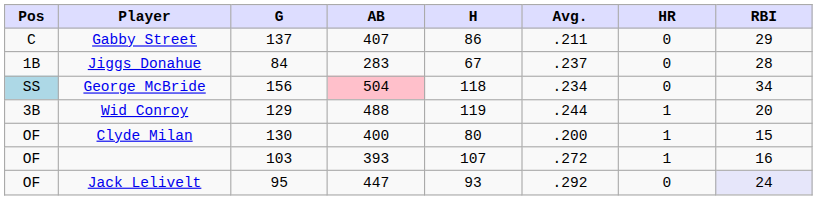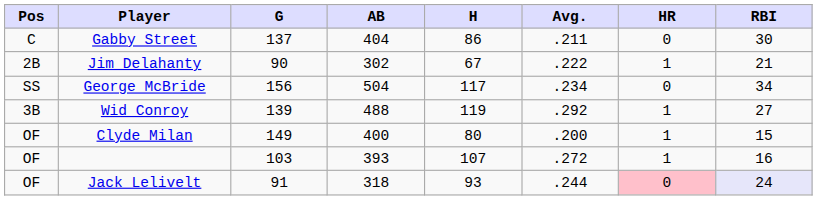(376, 40) 407 -> (376, 40) 404
(764, 40) 29 -> (764, 40) 30
- row: (145, 64)
+ row: (145, 64)
(31, 88) lightblue background -> (31, 88) no background
(376, 88) pink background -> (376, 88) no background
(473, 88) 118 -> (473, 88) 117
(279, 111) 129 -> (279, 111) 139
(570, 111) .244 -> (570, 111) .292
(764, 111) 20 -> (764, 111) 27
(279, 135) 130 -> (279, 135) 149
(279, 183) 95 -> (279, 183) 91
(376, 183) 447 -> (376, 183) 318
(570, 183) .292 -> (570, 183) .244
(667, 183) no background -> (667, 183) pink background
